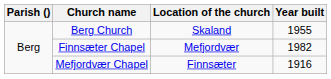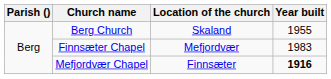(300, 47) 1982 -> (300, 47) 1983
(300, 64) normal -> (300, 64) bold
